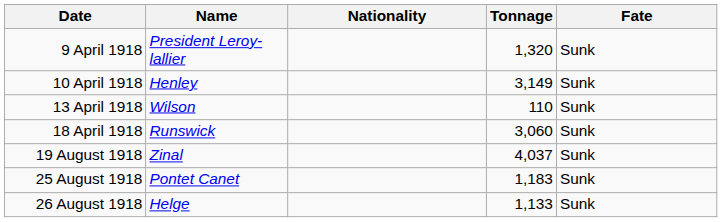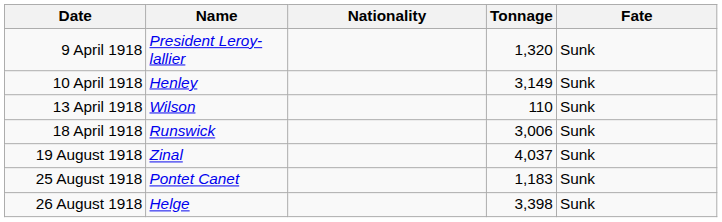(534, 131) 3,060 -> (534, 131) 3,006
(534, 204) 1,133 -> (534, 204) 3,398
